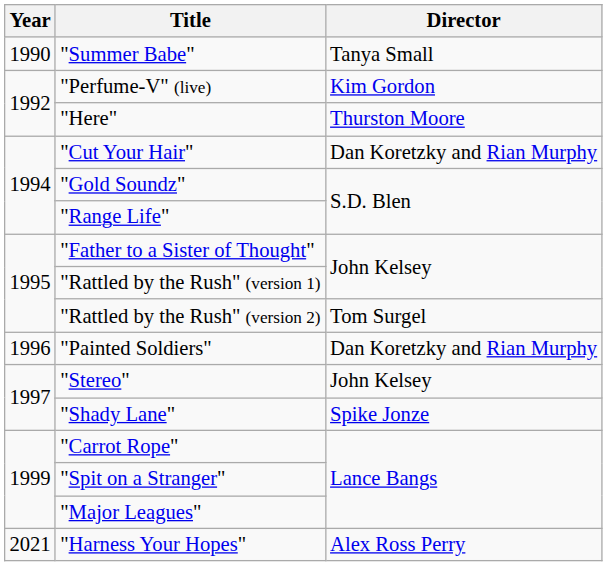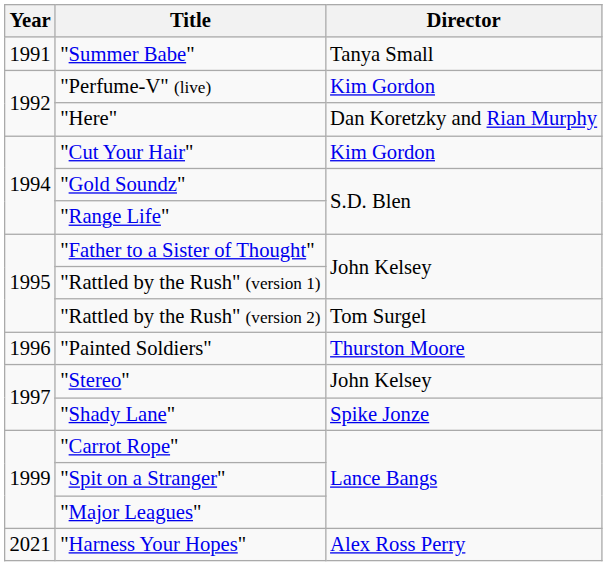(30, 53) 1990 -> (30, 53) 1991
(397, 119) Thurston Moore -> (464, 119) Dan Koretzky and Rian Murphy
(464, 151) Dan Koretzky and Rian Murphy -> (383, 151) Kim Gordon
(464, 348) Dan Koretzky and Rian Murphy -> (397, 348) Thurston Moore
